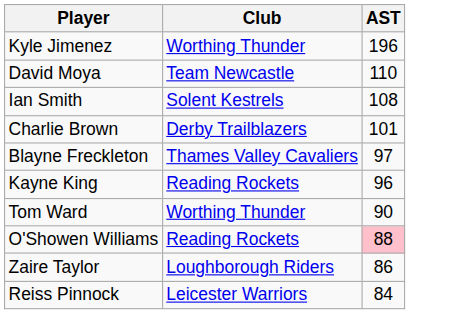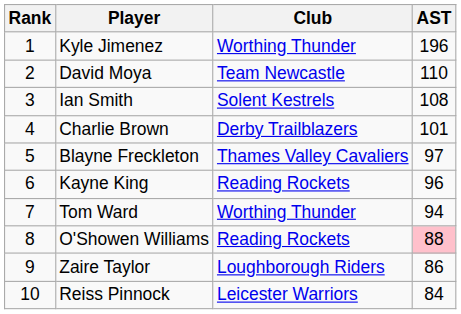+ column: (30, 18)
(383, 211) 90 -> (434, 211) 94
